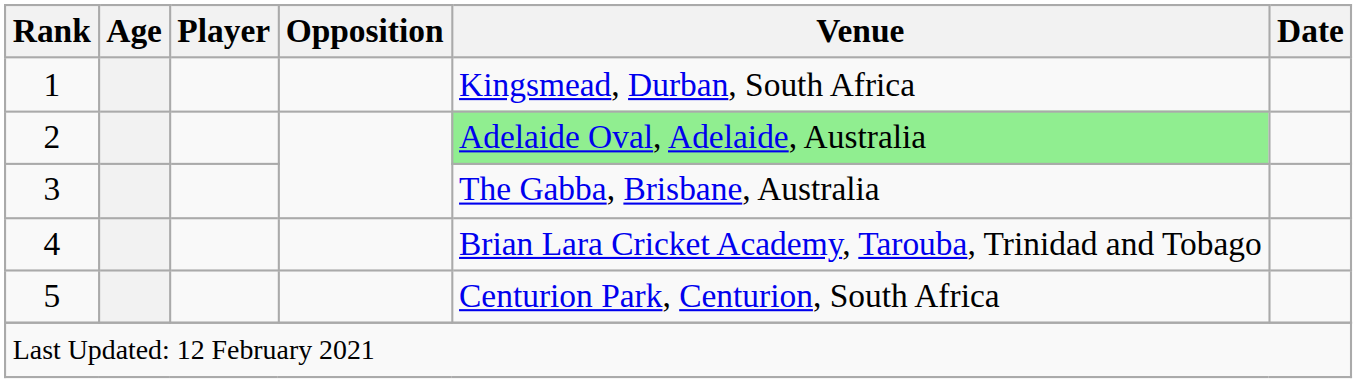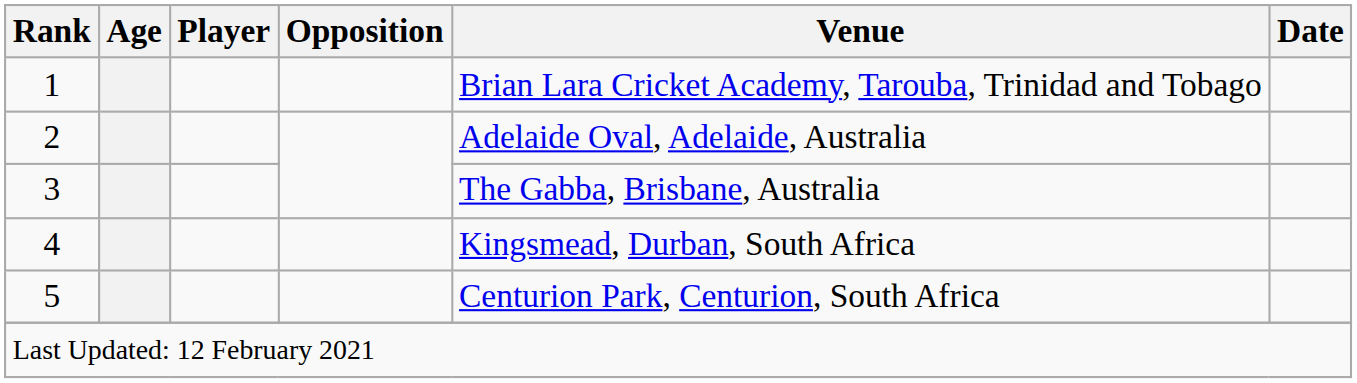(687, 84) Kingsmead, Durban, South Africa -> (860, 84) Brian Lara Cricket Academy, Tarouba, Trinidad and Tobago
(693, 137) lightgreen background -> (693, 137) no background
(860, 243) Brian Lara Cricket Academy, Tarouba, Trinidad and Tobago -> (687, 243) Kingsmead, Durban, South Africa
